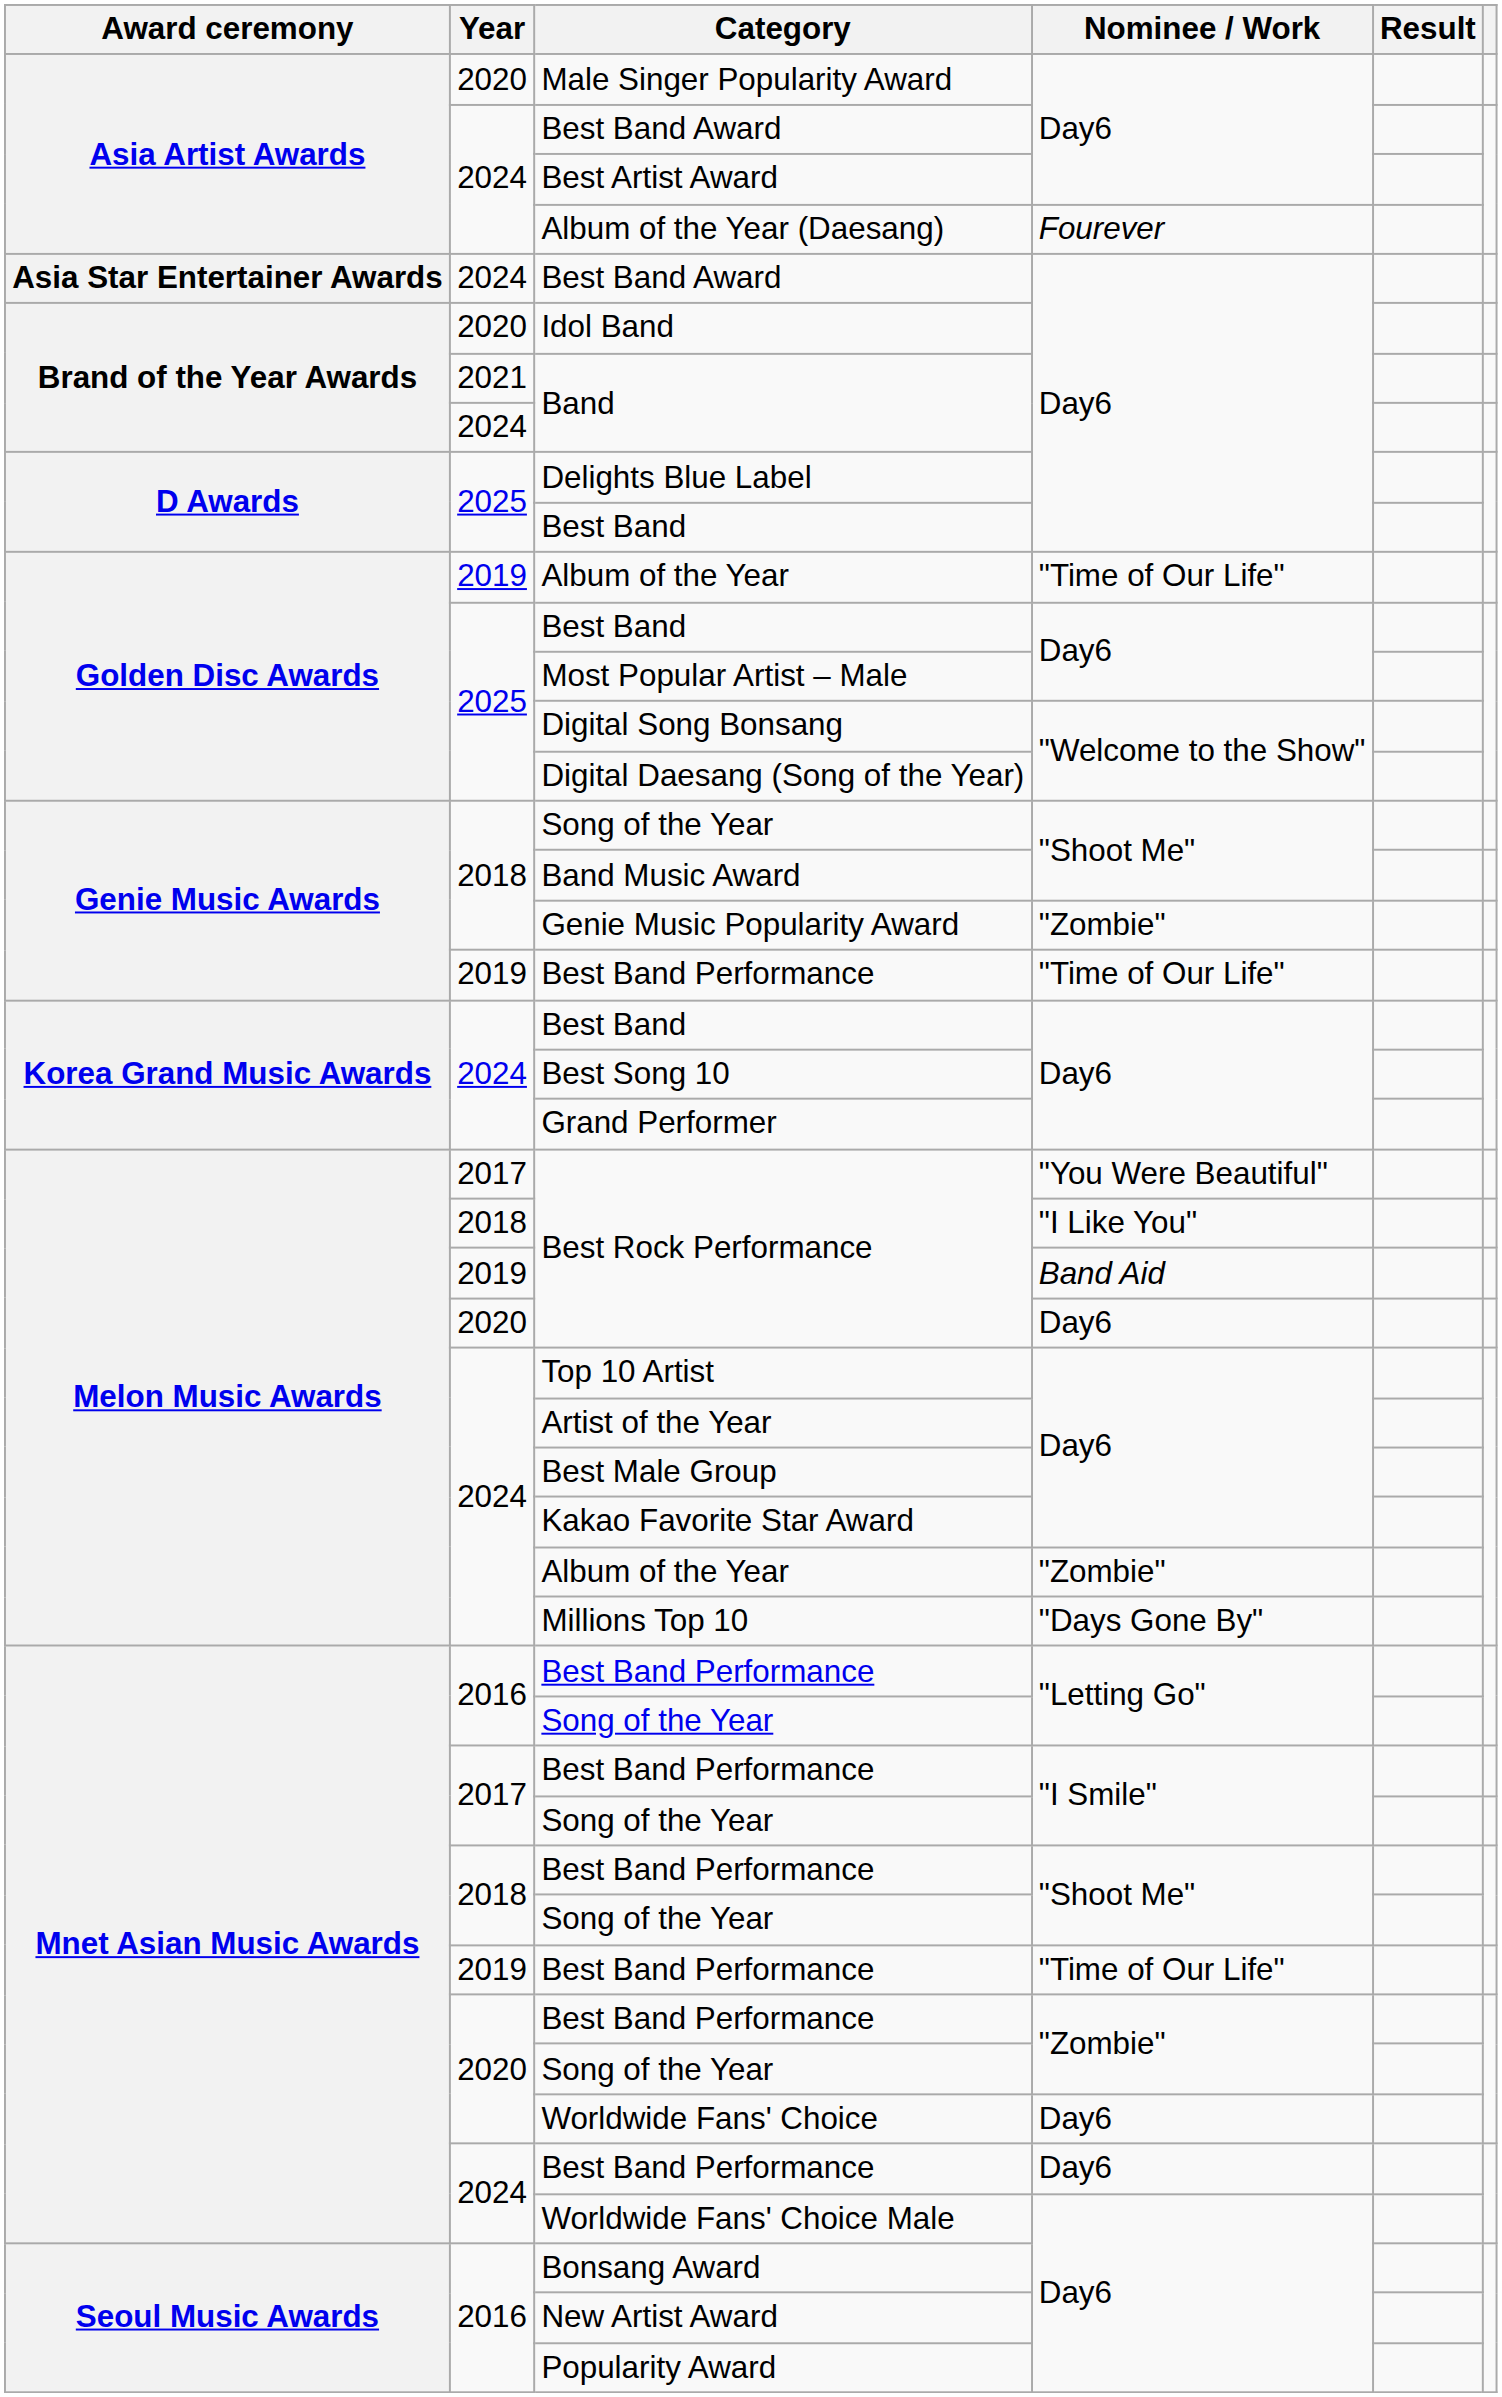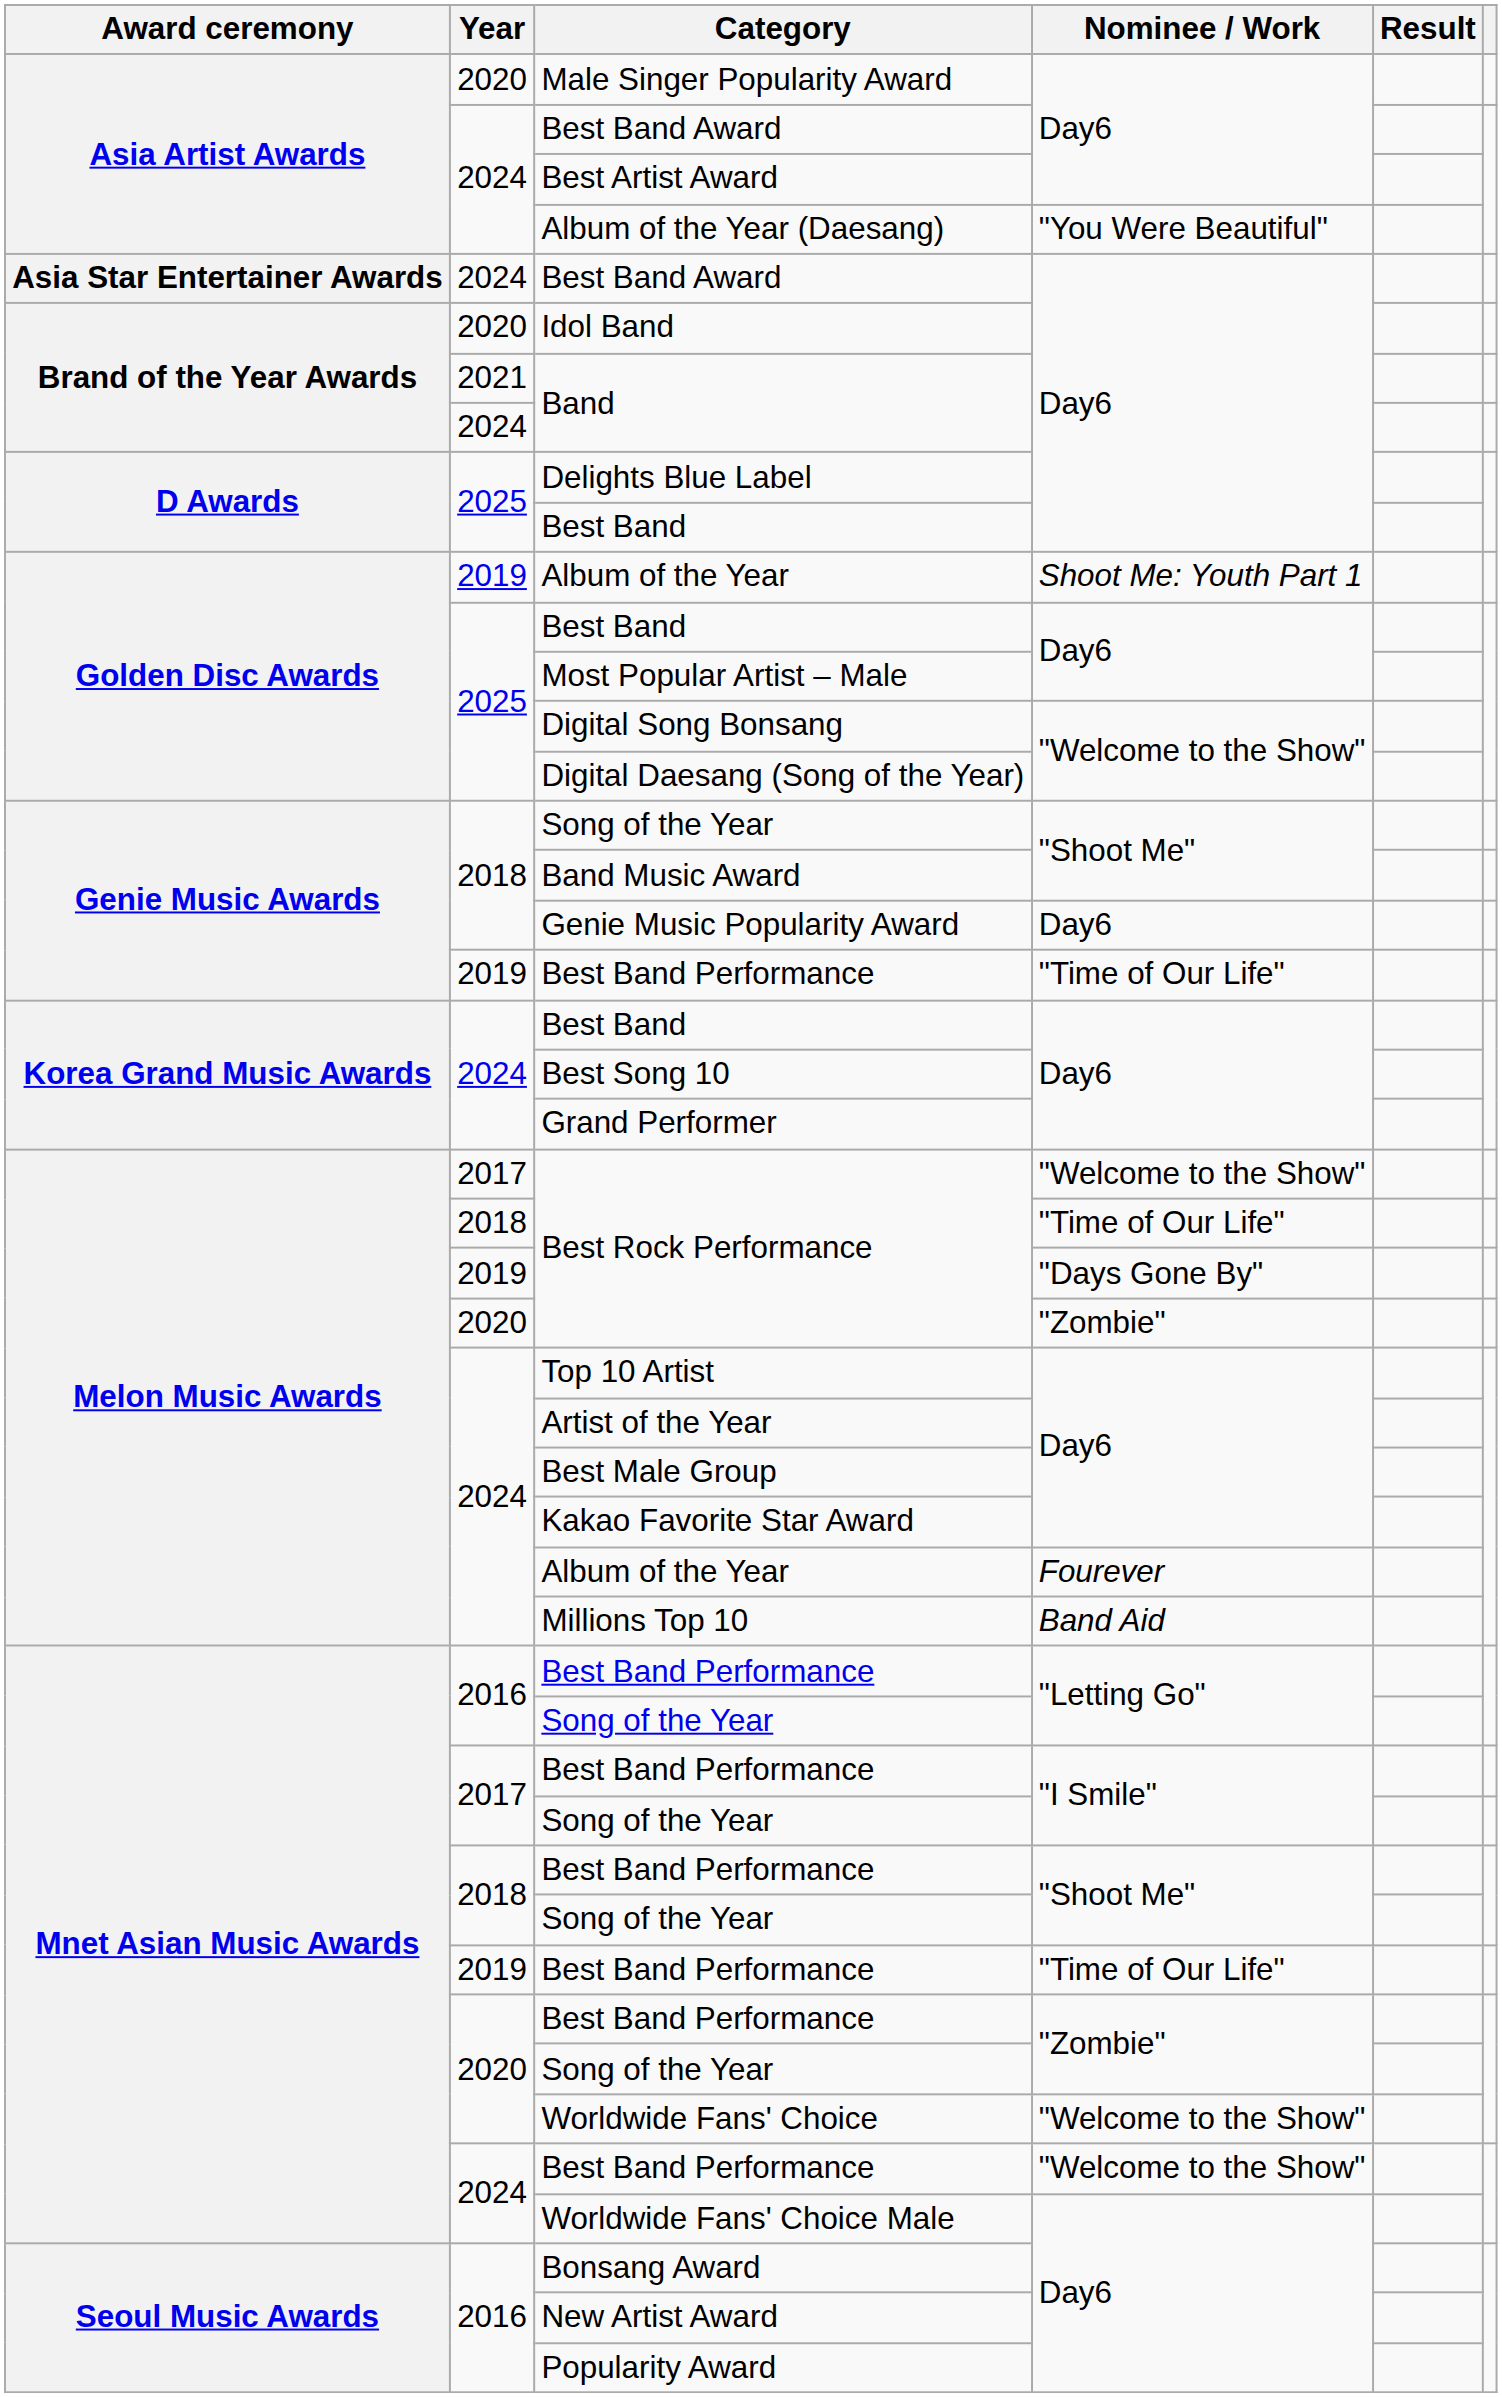(1102, 228) Fourever -> (1183, 228) "You Were Beautiful"
(1162, 576) "Time of Our Life" -> (1201, 576) Shoot Me: Youth Part 1
(1102, 924) "Zombie" -> (1075, 924) Day6
(1183, 1173) "You Were Beautiful" -> (1202, 1173) "Welcome to the Show"
(1118, 1223) "I Like You" -> (1162, 1223) "Time of Our Life"
(1102, 1272) Band Aid -> (1151, 1272) "Days Gone By"
(1075, 1322) Day6 -> (1102, 1322) "Zombie"
(1102, 1571) "Zombie" -> (1102, 1571) Fourever
(1151, 1620) "Days Gone By" -> (1102, 1620) Band Aid
(1075, 2118) Day6 -> (1202, 2118) "Welcome to the Show"
(1075, 2167) Day6 -> (1202, 2167) "Welcome to the Show"
